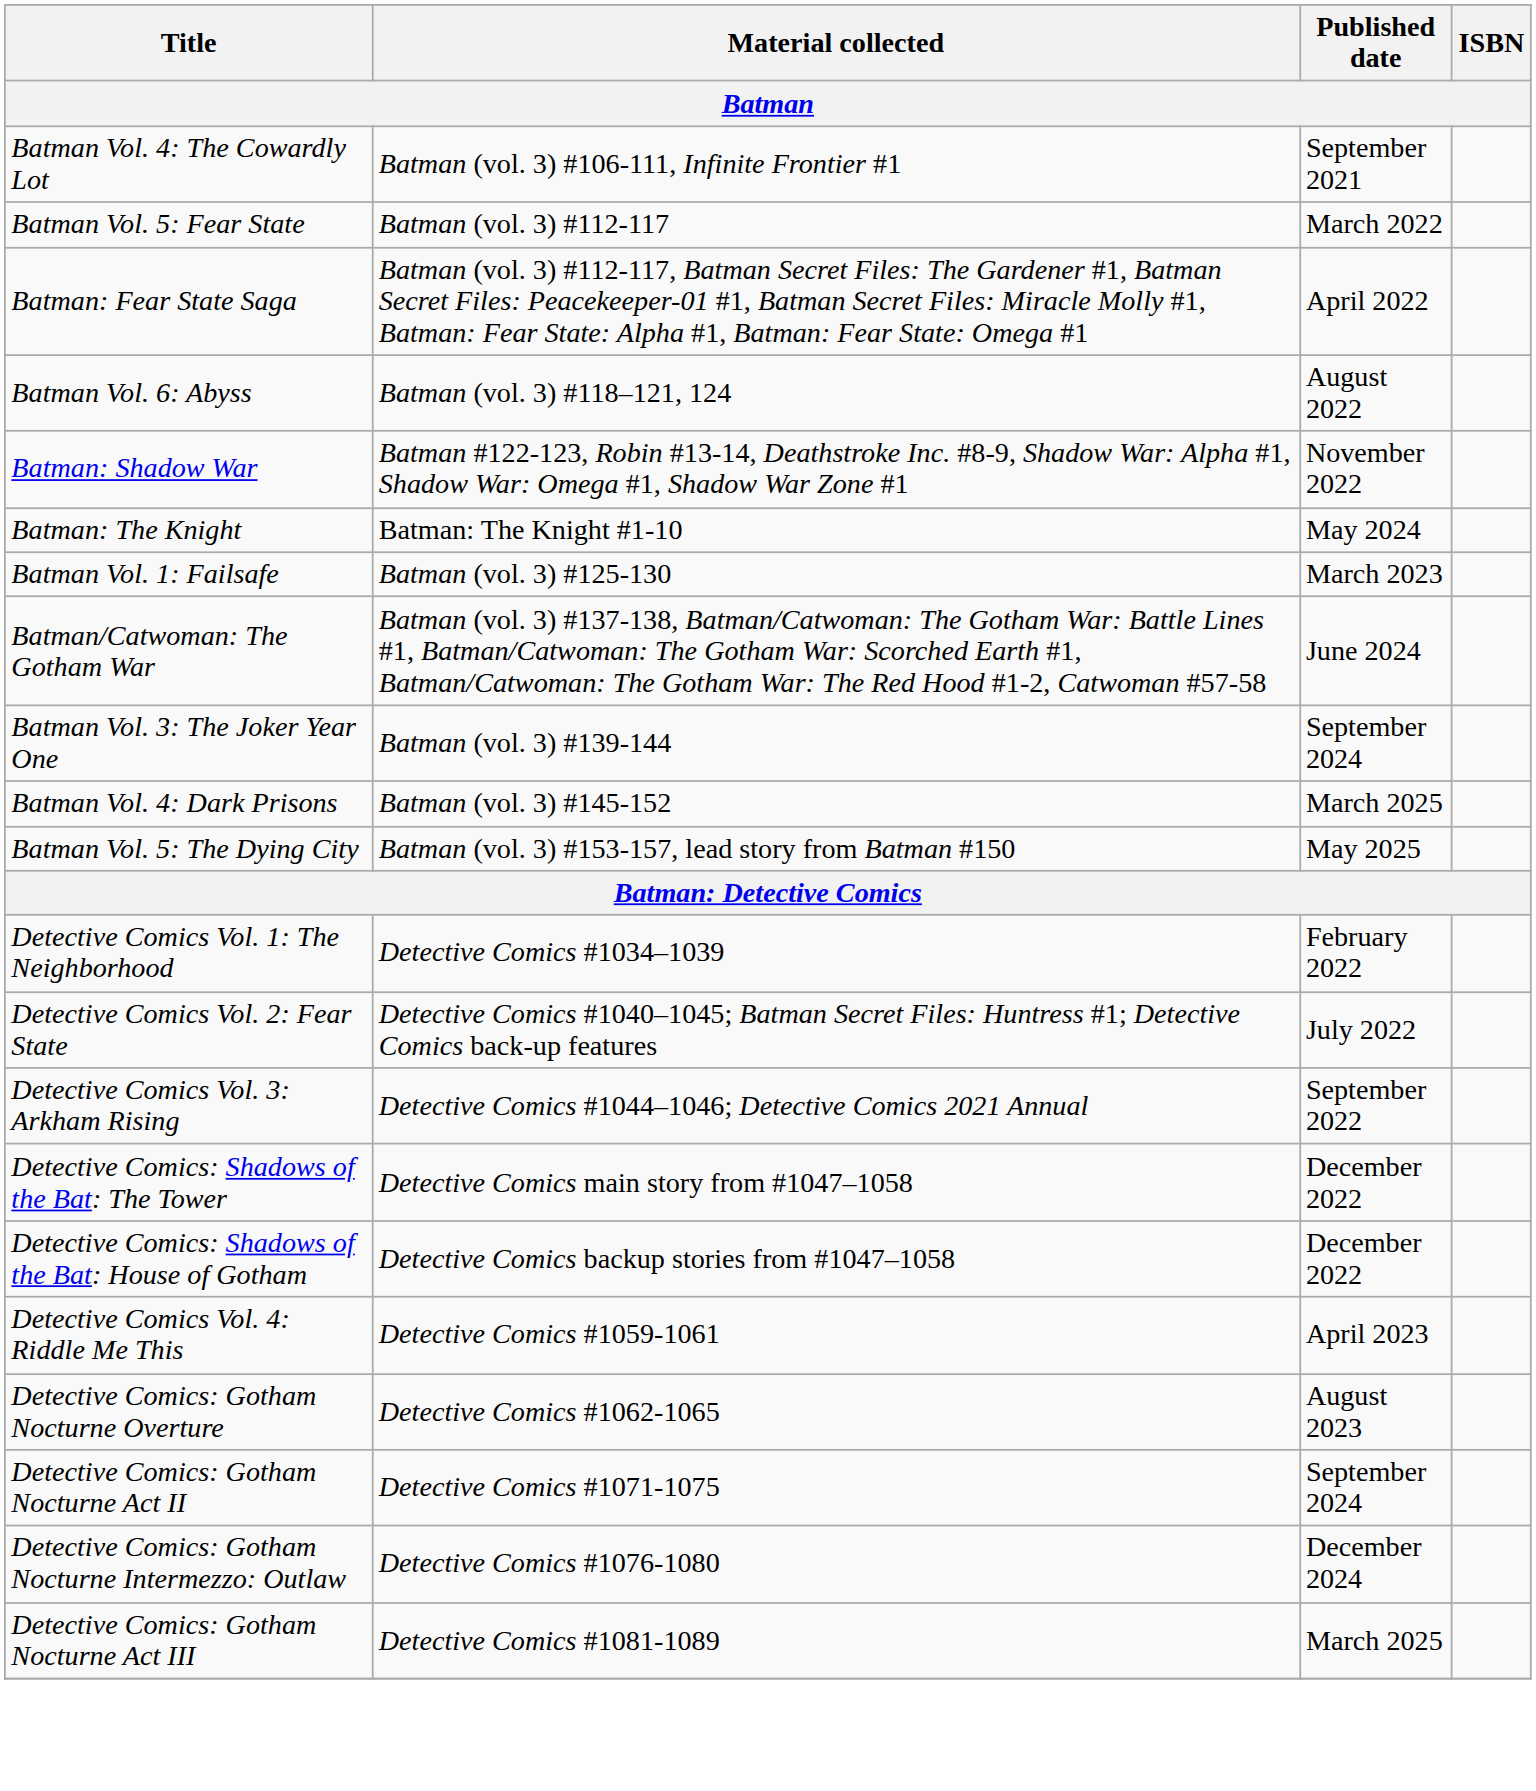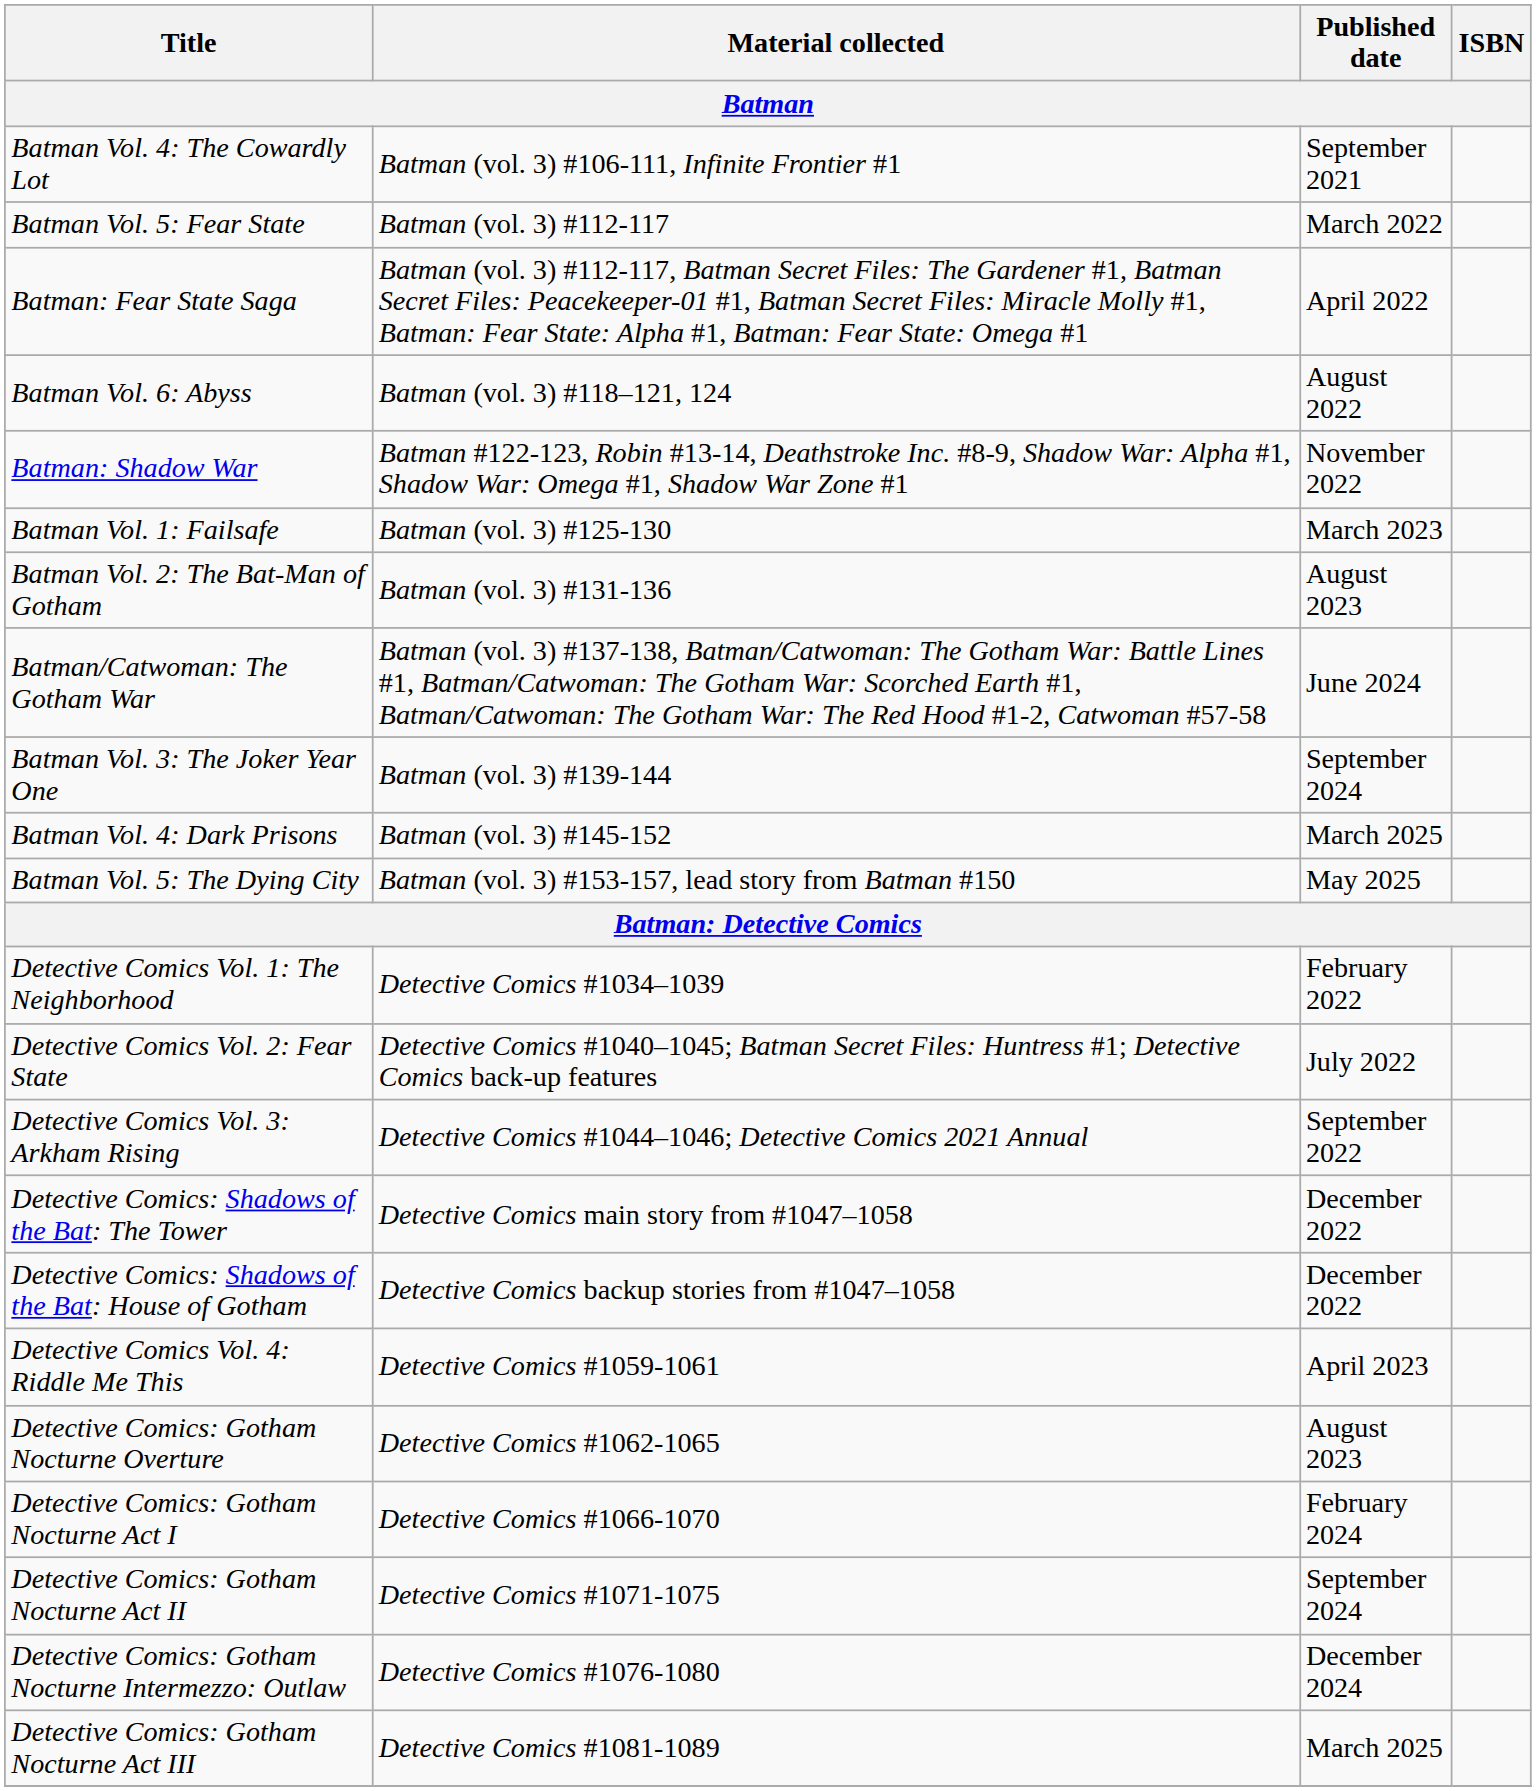- row: (126, 529)
+ row: (188, 590)
+ row: (164, 1519)
